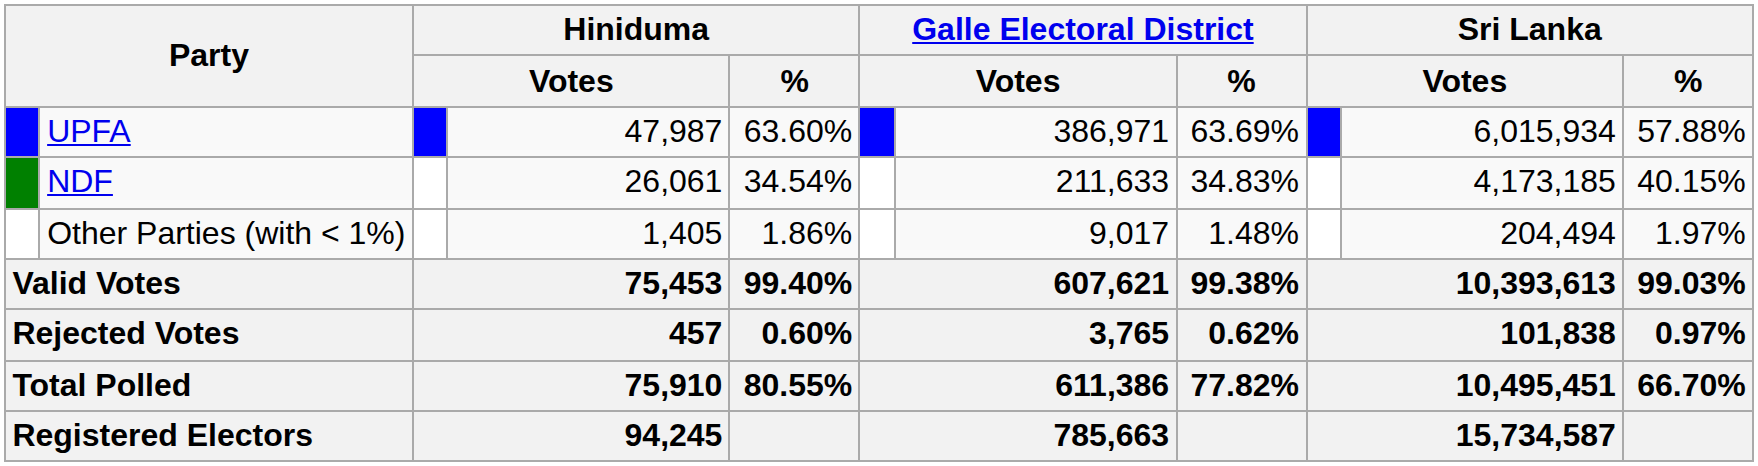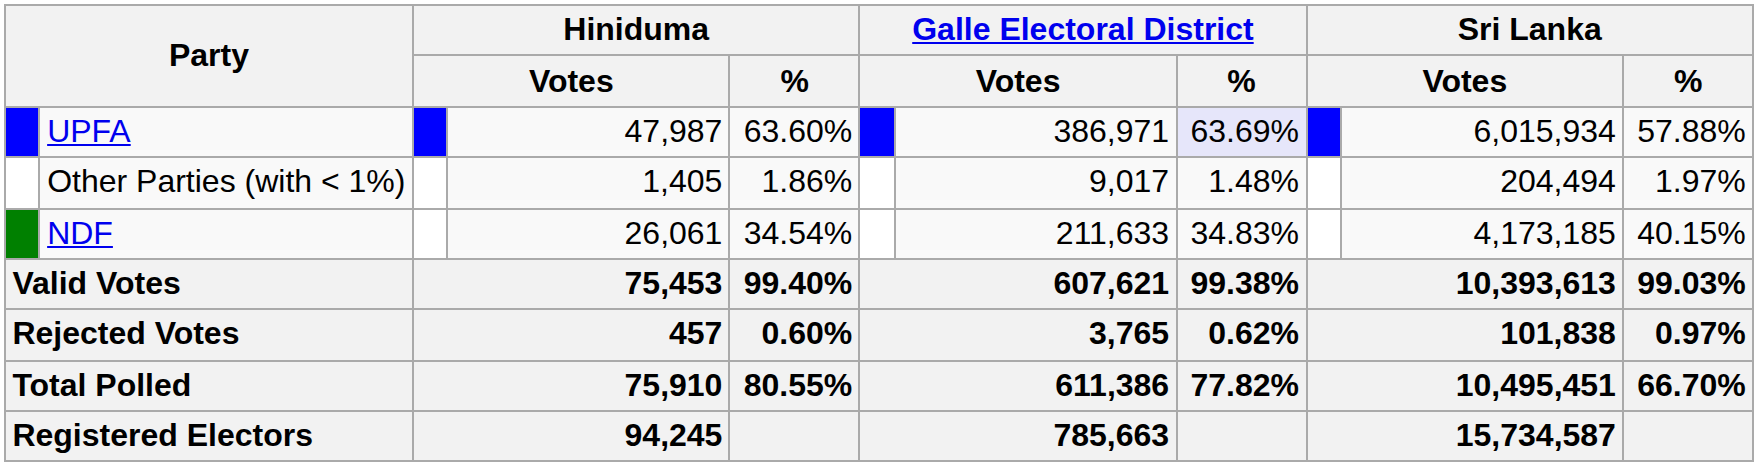(1245, 131) no background -> (1245, 131) lavender background
rows swapped: (80, 182) <-> (226, 232)
